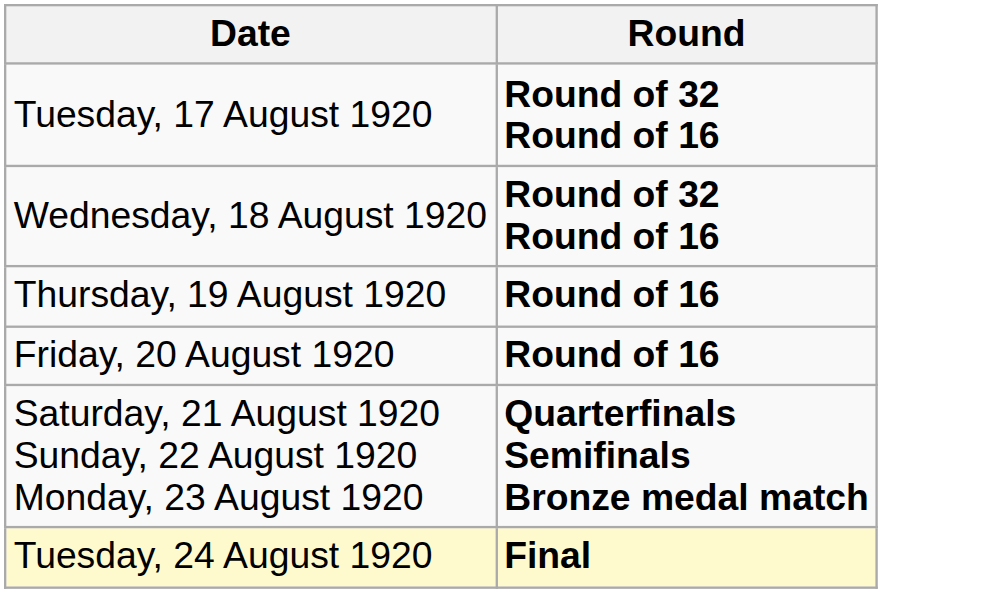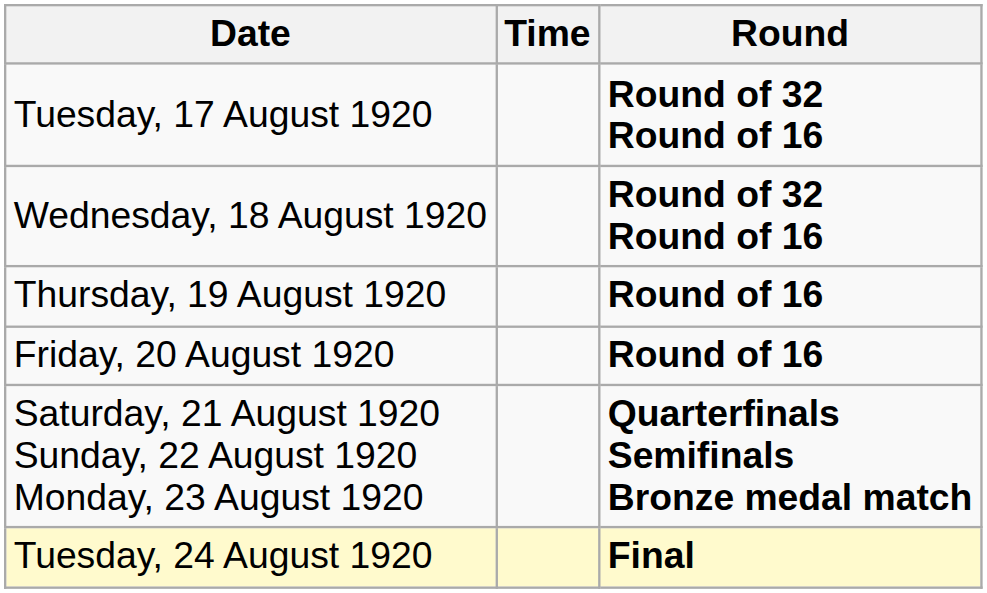+ column: (547, 34)
